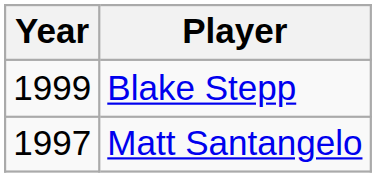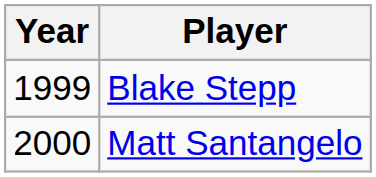(52, 143) 1997 -> (52, 143) 2000
